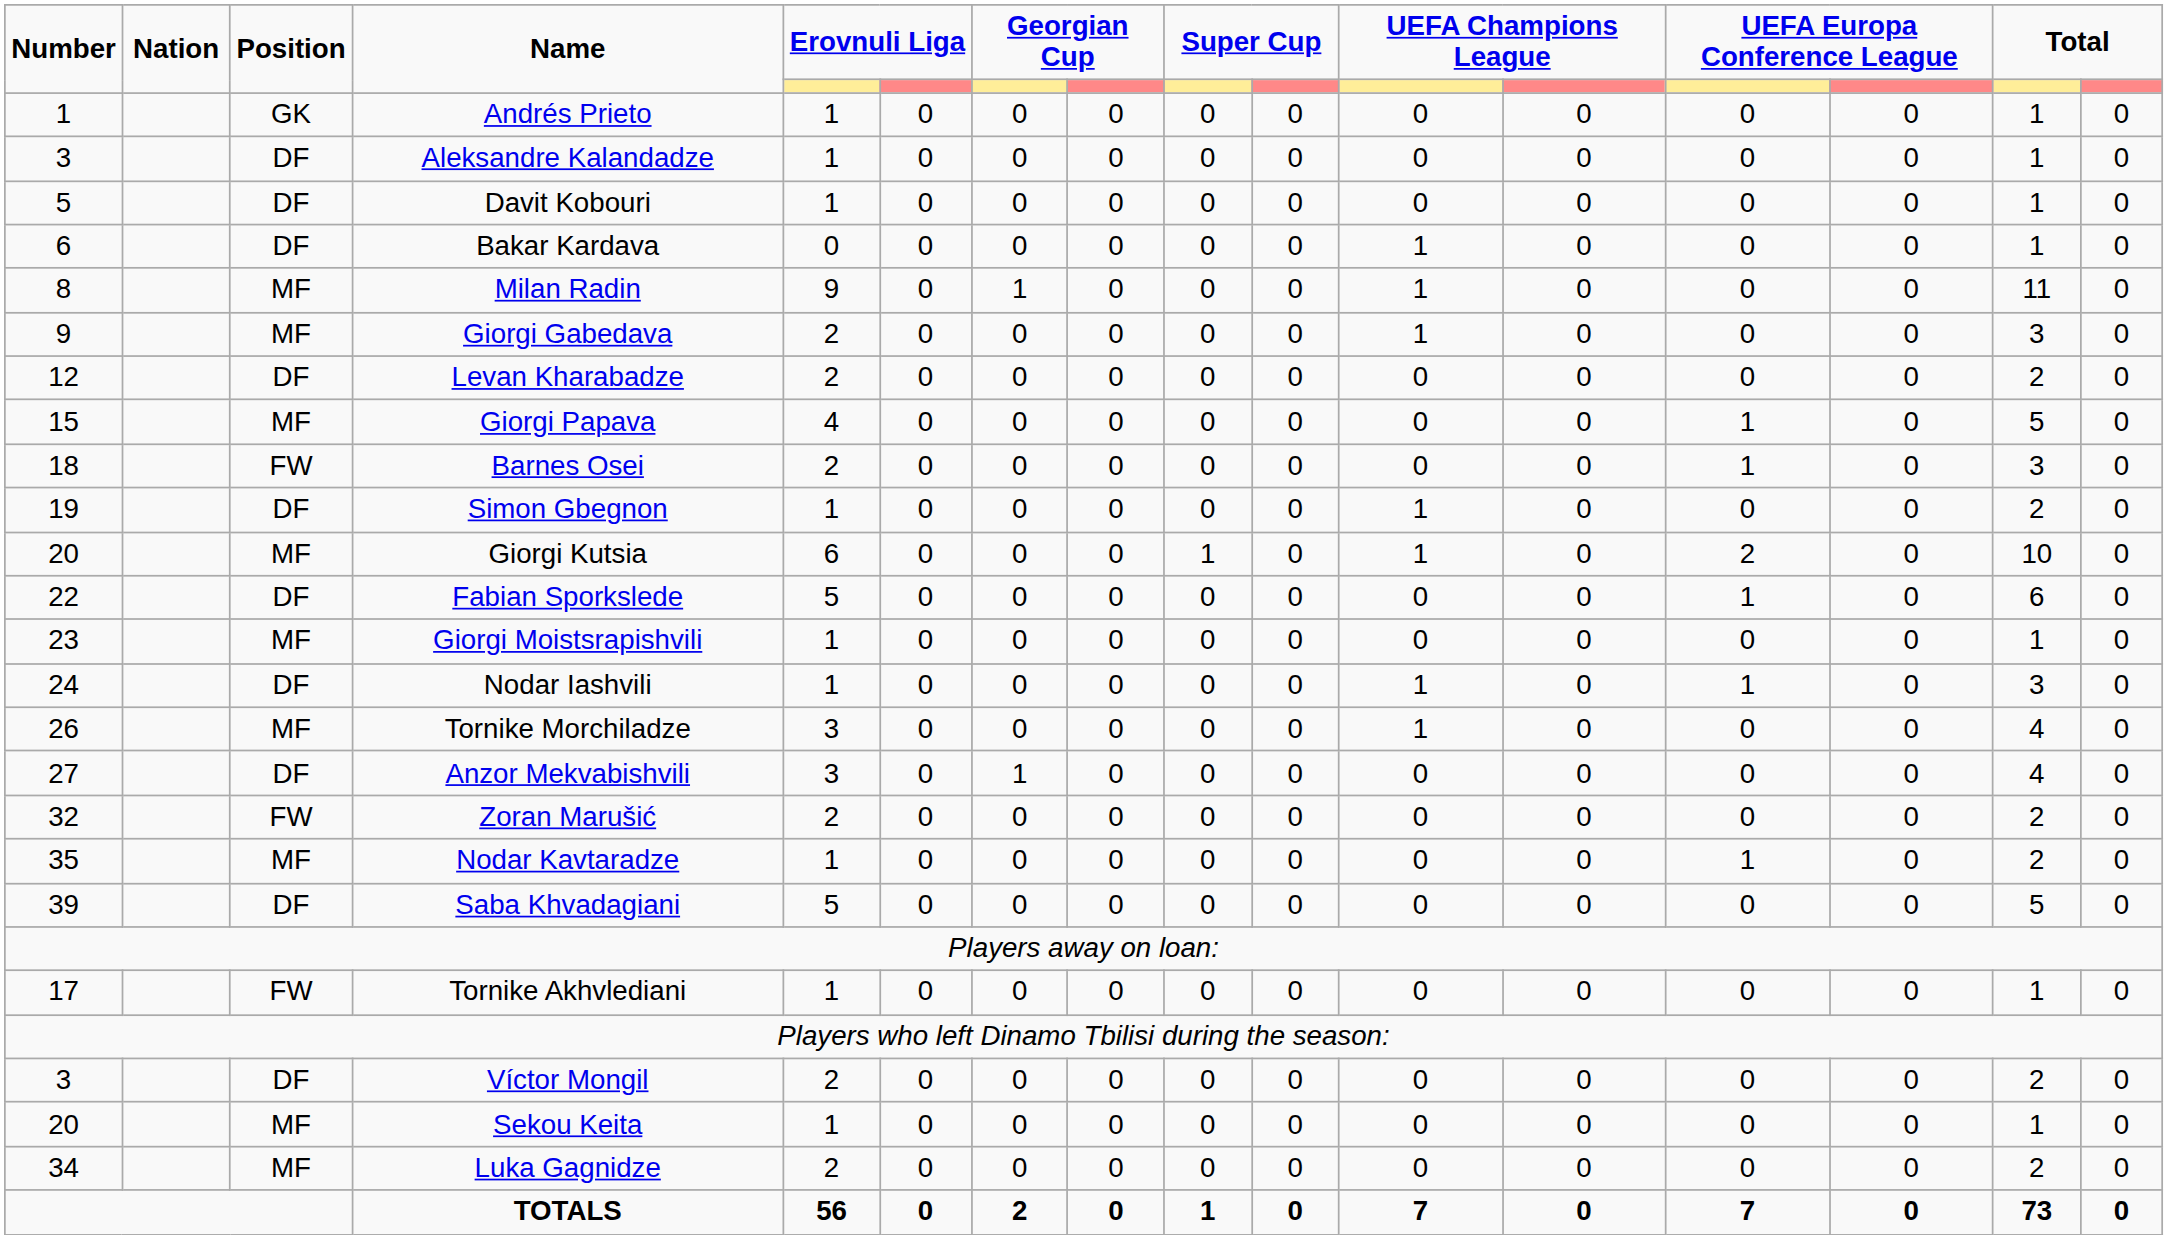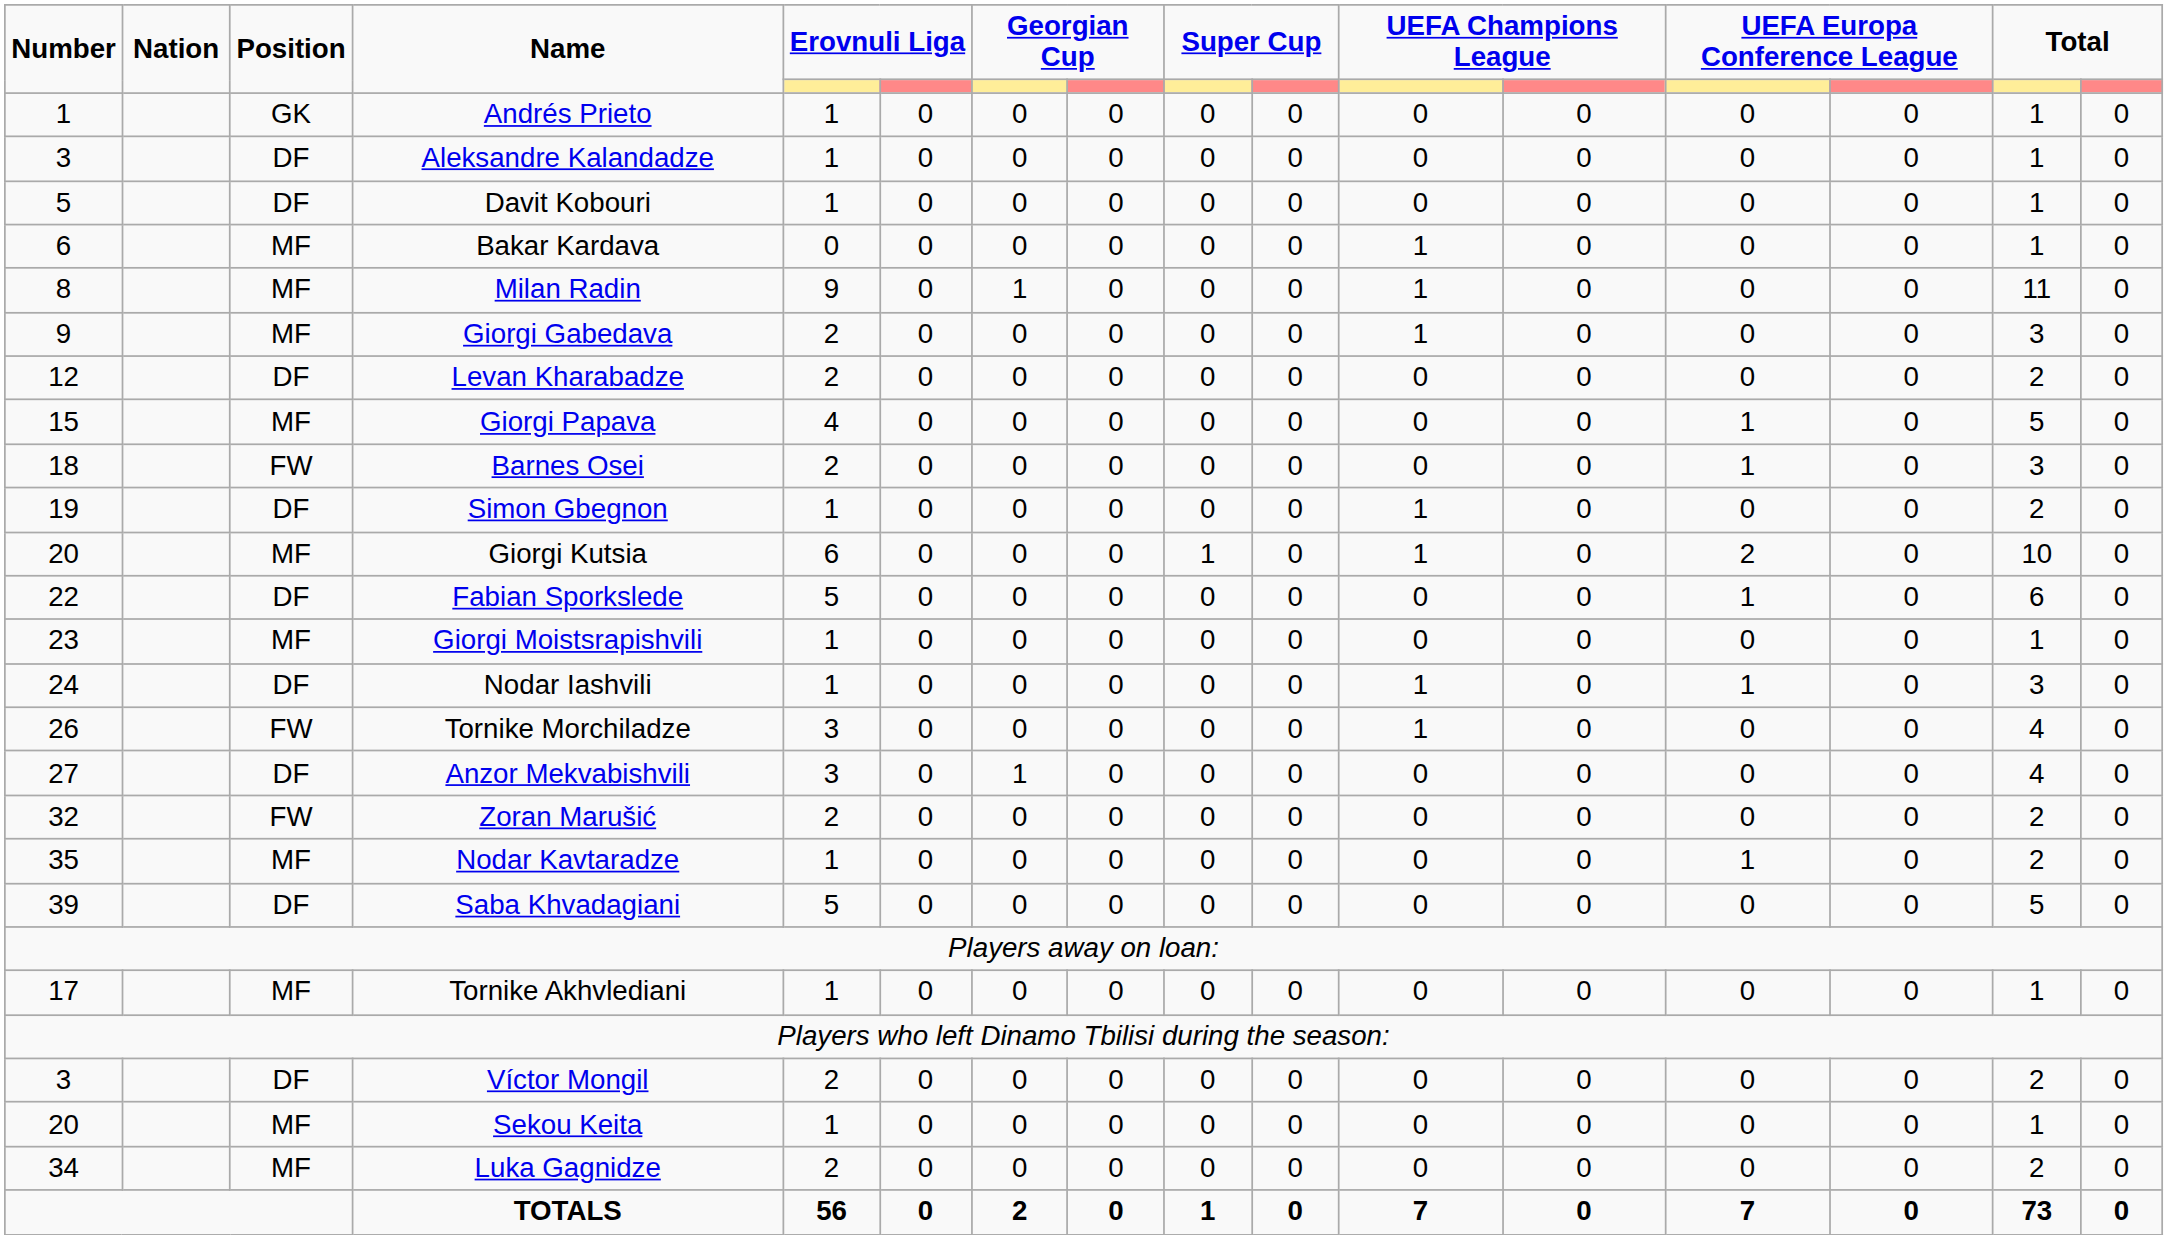(291, 245) DF -> (291, 245) MF
(291, 728) MF -> (291, 728) FW
(291, 992) FW -> (291, 992) MF
